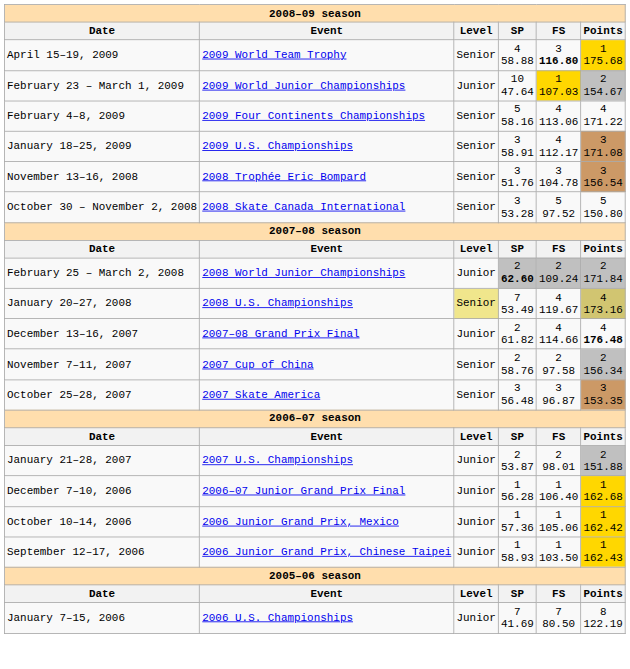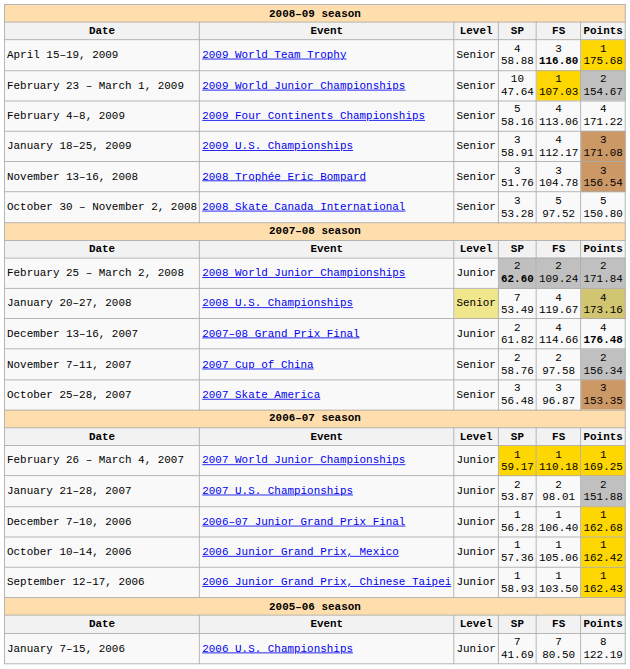(476, 86) Junior -> (476, 86) Senior
+ row: (95, 461)
